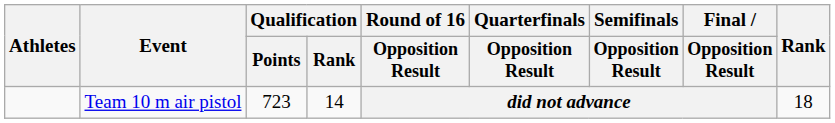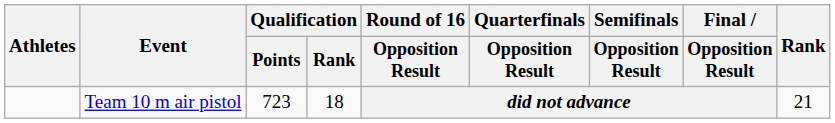(334, 102) 14 -> (334, 102) 18
(803, 102) 18 -> (803, 102) 21
